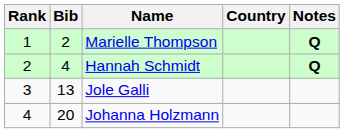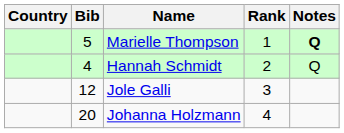columns swapped: (27, 16) <-> (256, 16)
(66, 41) 2 -> (87, 41) 5
(314, 66) bold -> (314, 66) normal
(66, 90) 13 -> (87, 90) 12
